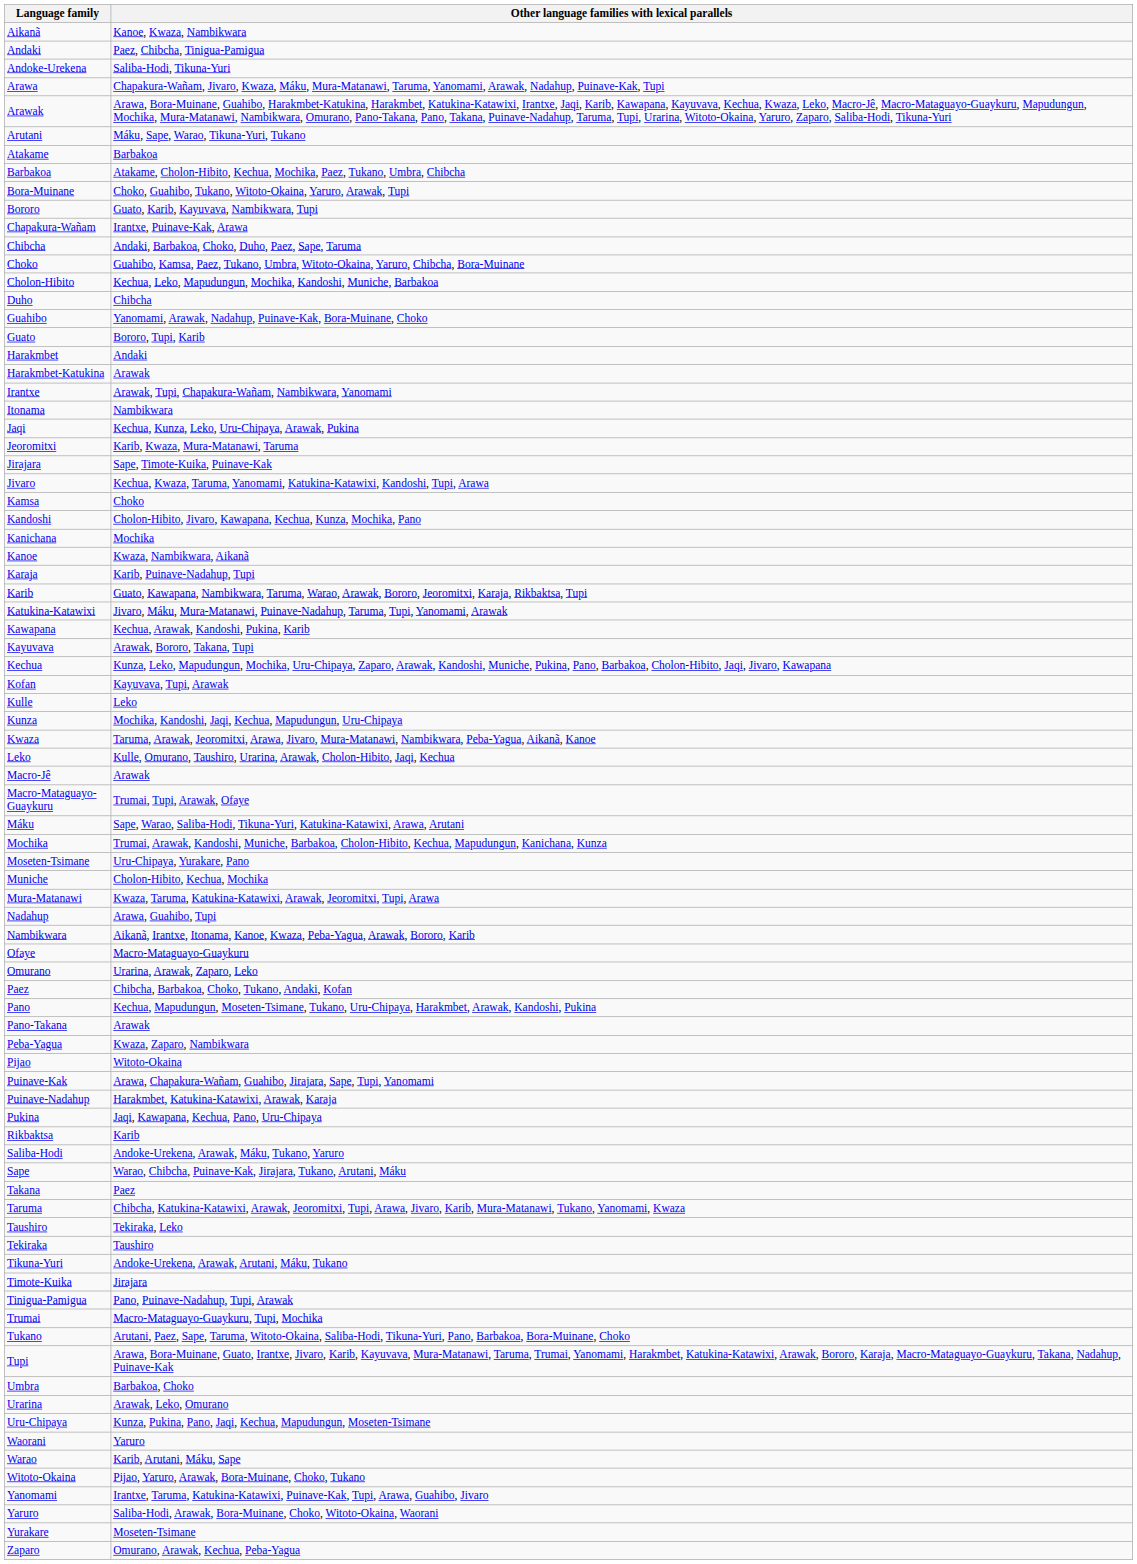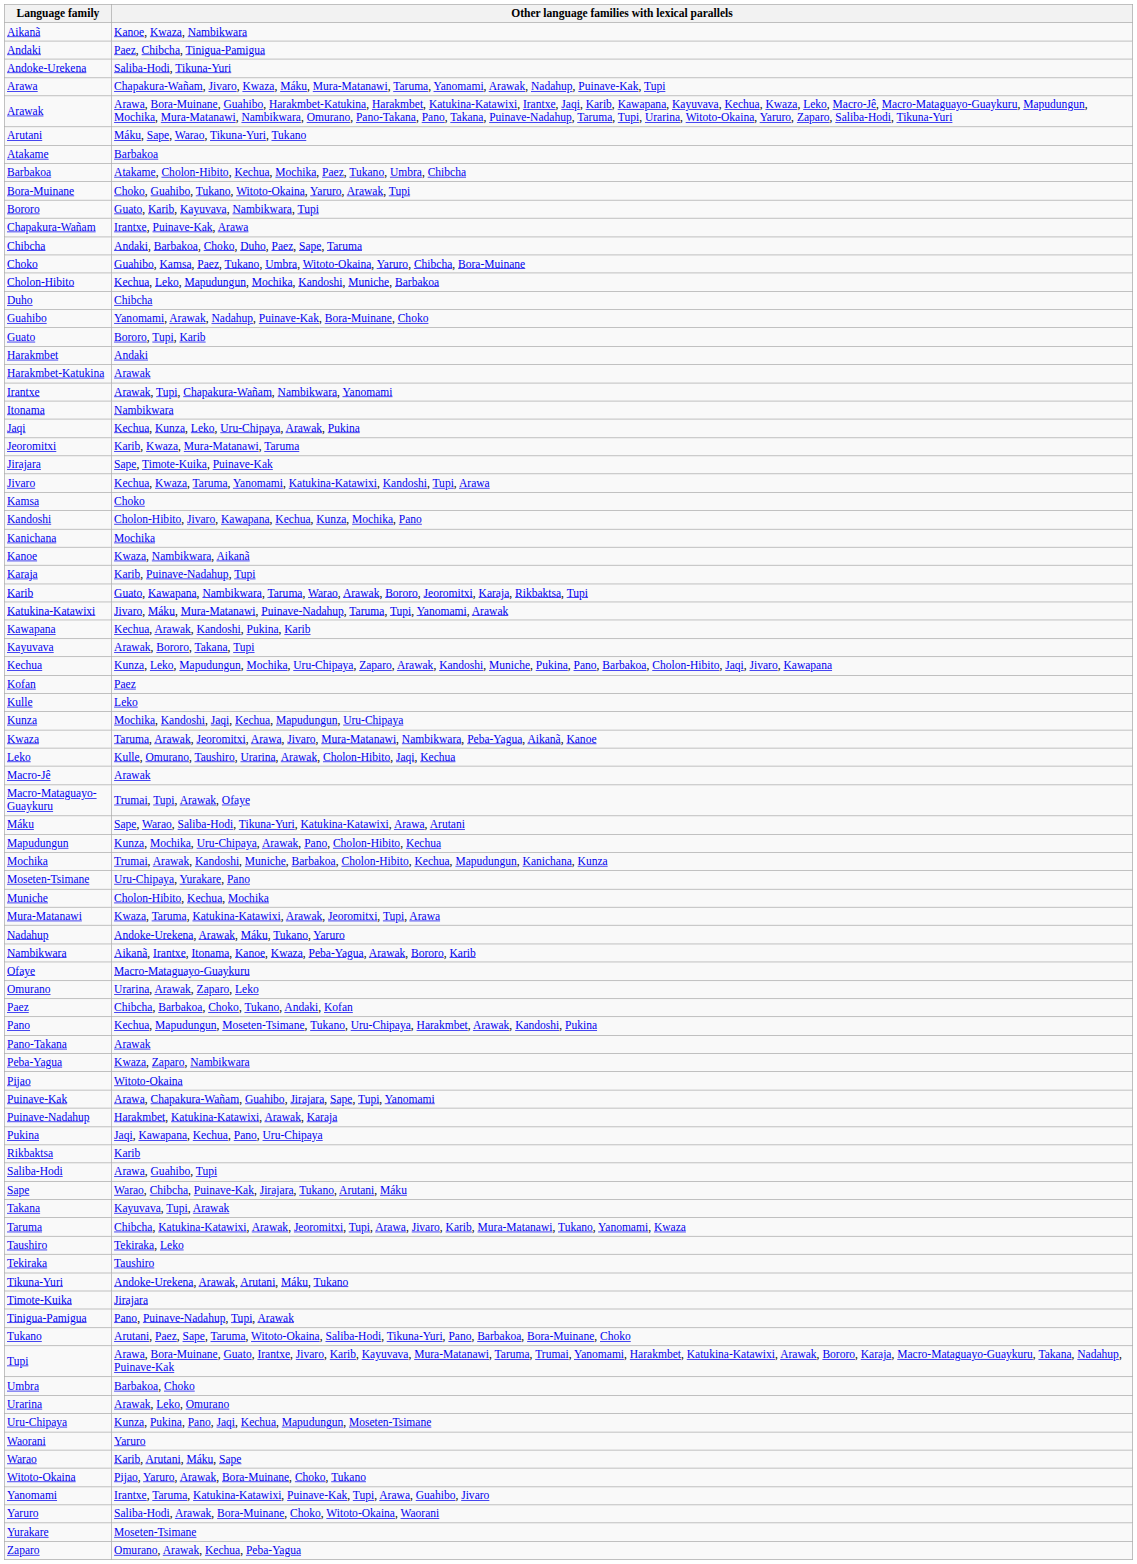(171, 684) Kayuvava, Tupi, Arawak -> (125, 684) Paez
+ row: (38, 843)
(165, 916) Arawa, Guahibo, Tupi -> (229, 934) Andoke-Urekena, Arawak, Máku, Tukano, Yaruro
(229, 1154) Andoke-Urekena, Arawak, Máku, Tukano, Yaruro -> (166, 1172) Arawa, Guahibo, Tupi
(124, 1190) Paez -> (172, 1208) Kayuvava, Tupi, Arawak
- row: (24, 1318)
